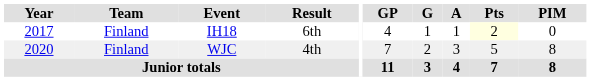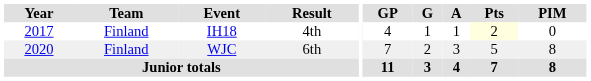(312, 31) 6th -> (312, 31) 4th
(312, 49) 4th -> (312, 49) 6th
